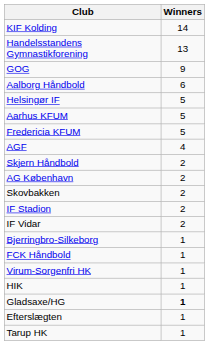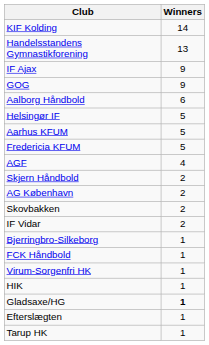+ row: (21, 69)
- row: (29, 208)
